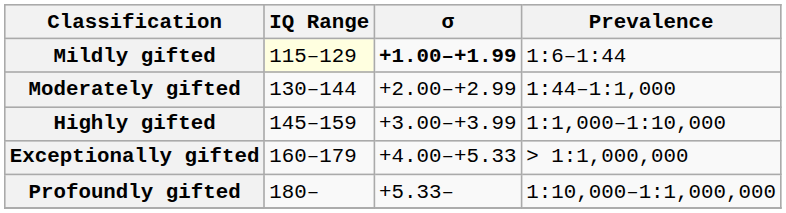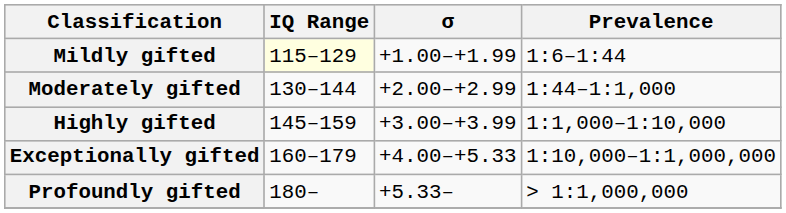(448, 56) bold -> (448, 56) normal
(607, 157) > 1:1,000,000 -> (651, 157) 1:10,000–1:1,000,000
(651, 191) 1:10,000–1:1,000,000 -> (607, 191) > 1:1,000,000
